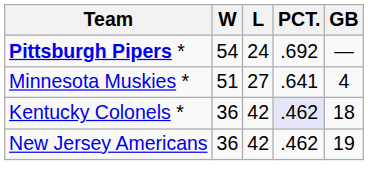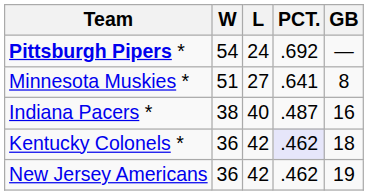(344, 81) 4 -> (344, 81) 8
+ row: (81, 112)
